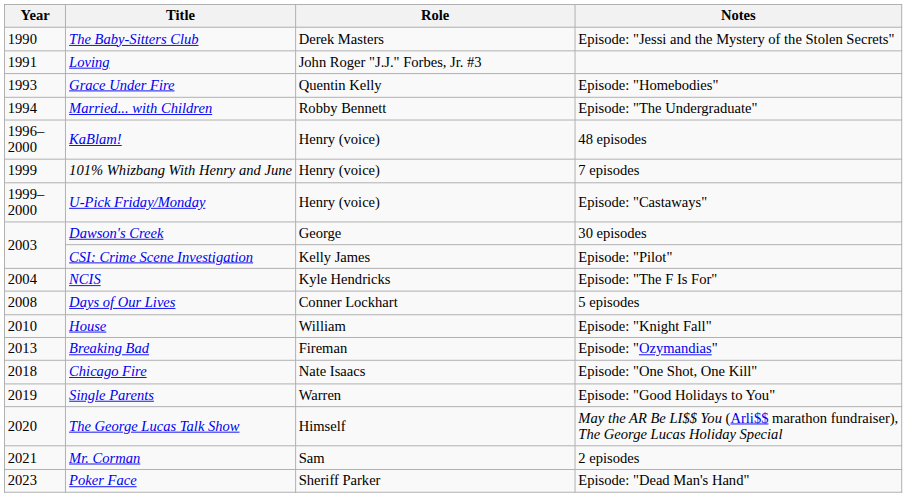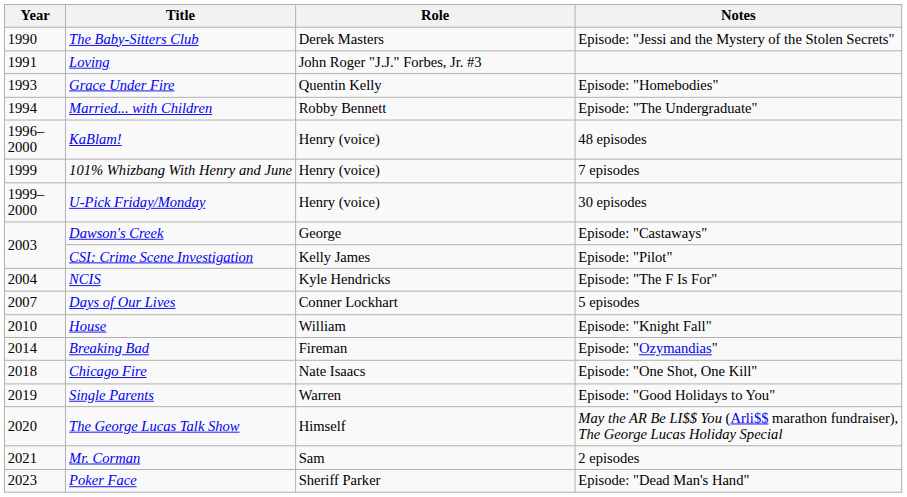(643, 202) Episode: "Castaways" -> (613, 202) 30 episodes
(613, 233) 30 episodes -> (643, 233) Episode: "Castaways"
(22, 302) 2008 -> (22, 302) 2007
(22, 348) 2013 -> (22, 348) 2014
